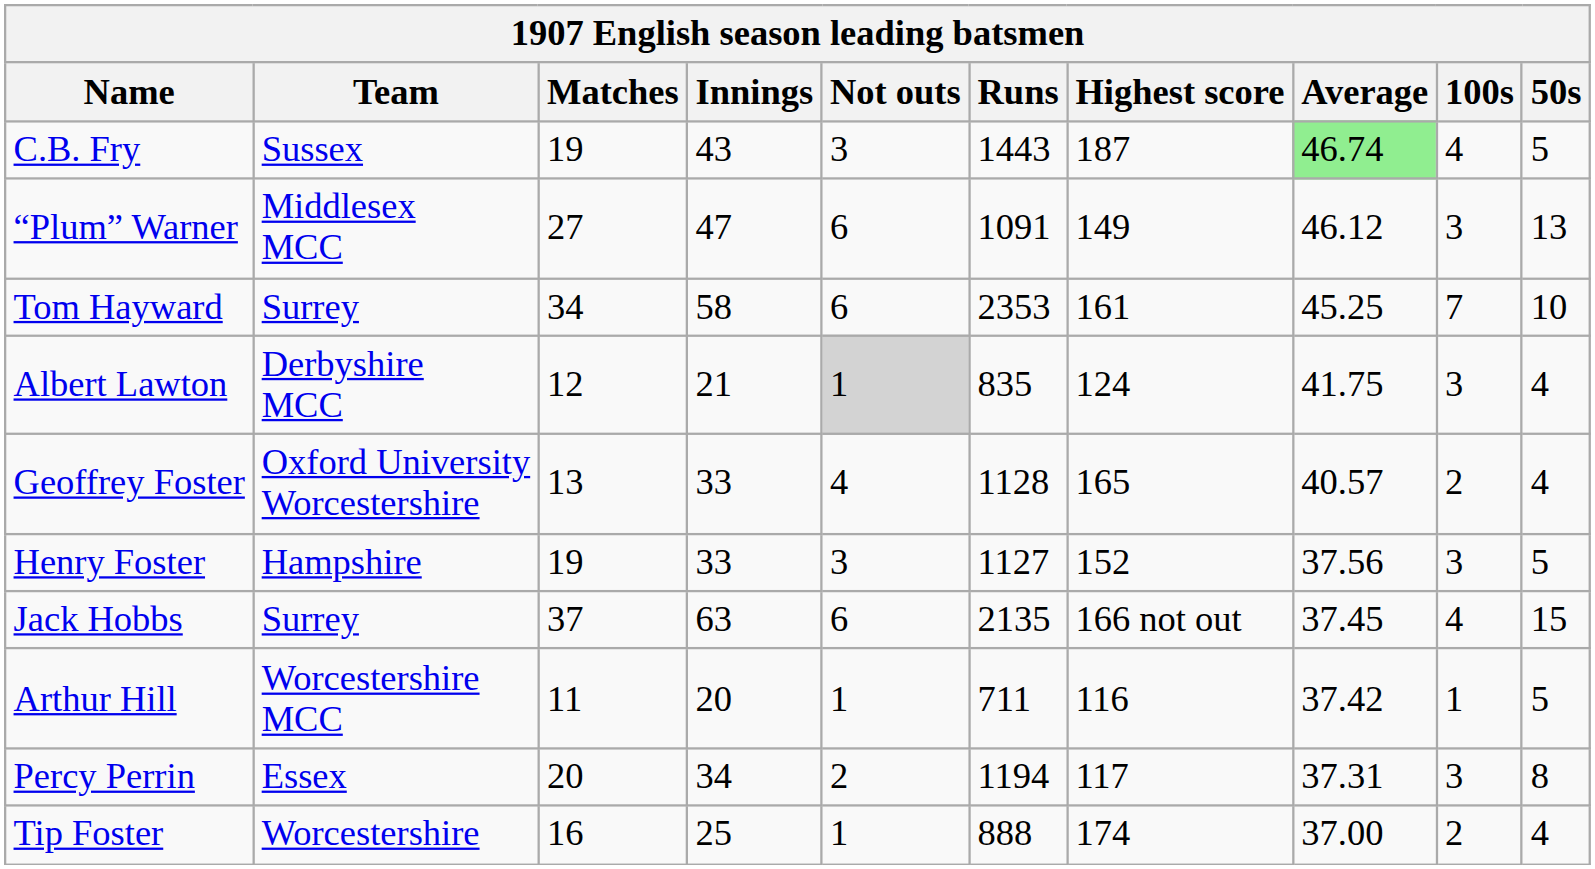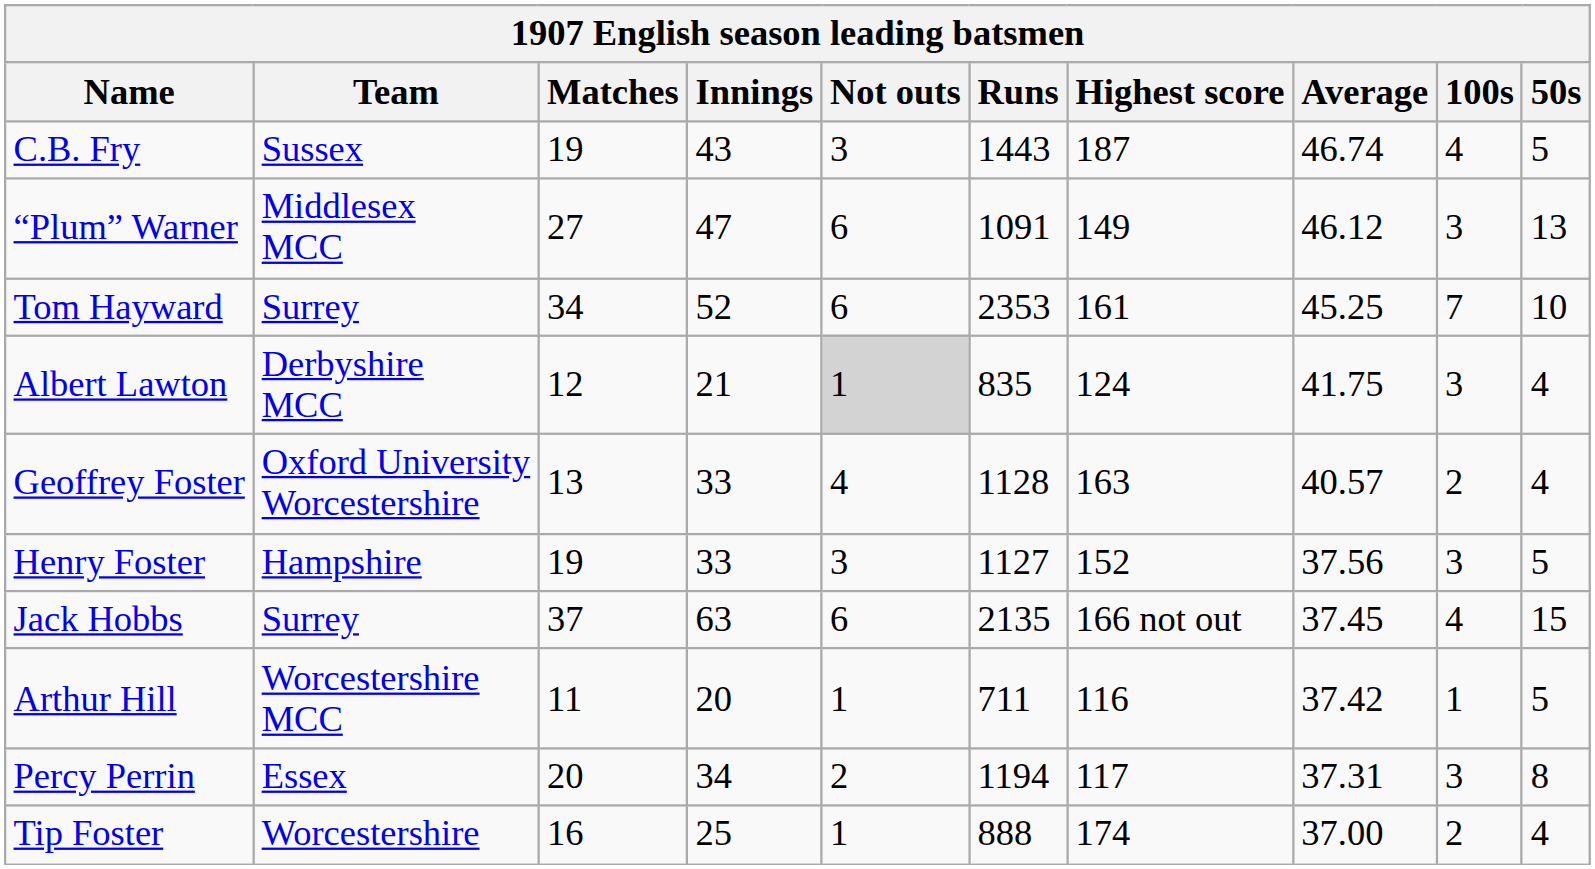(1342, 149) lightgreen background -> (1342, 149) no background
(714, 305) 58 -> (714, 305) 52
(1103, 483) 165 -> (1103, 483) 163
